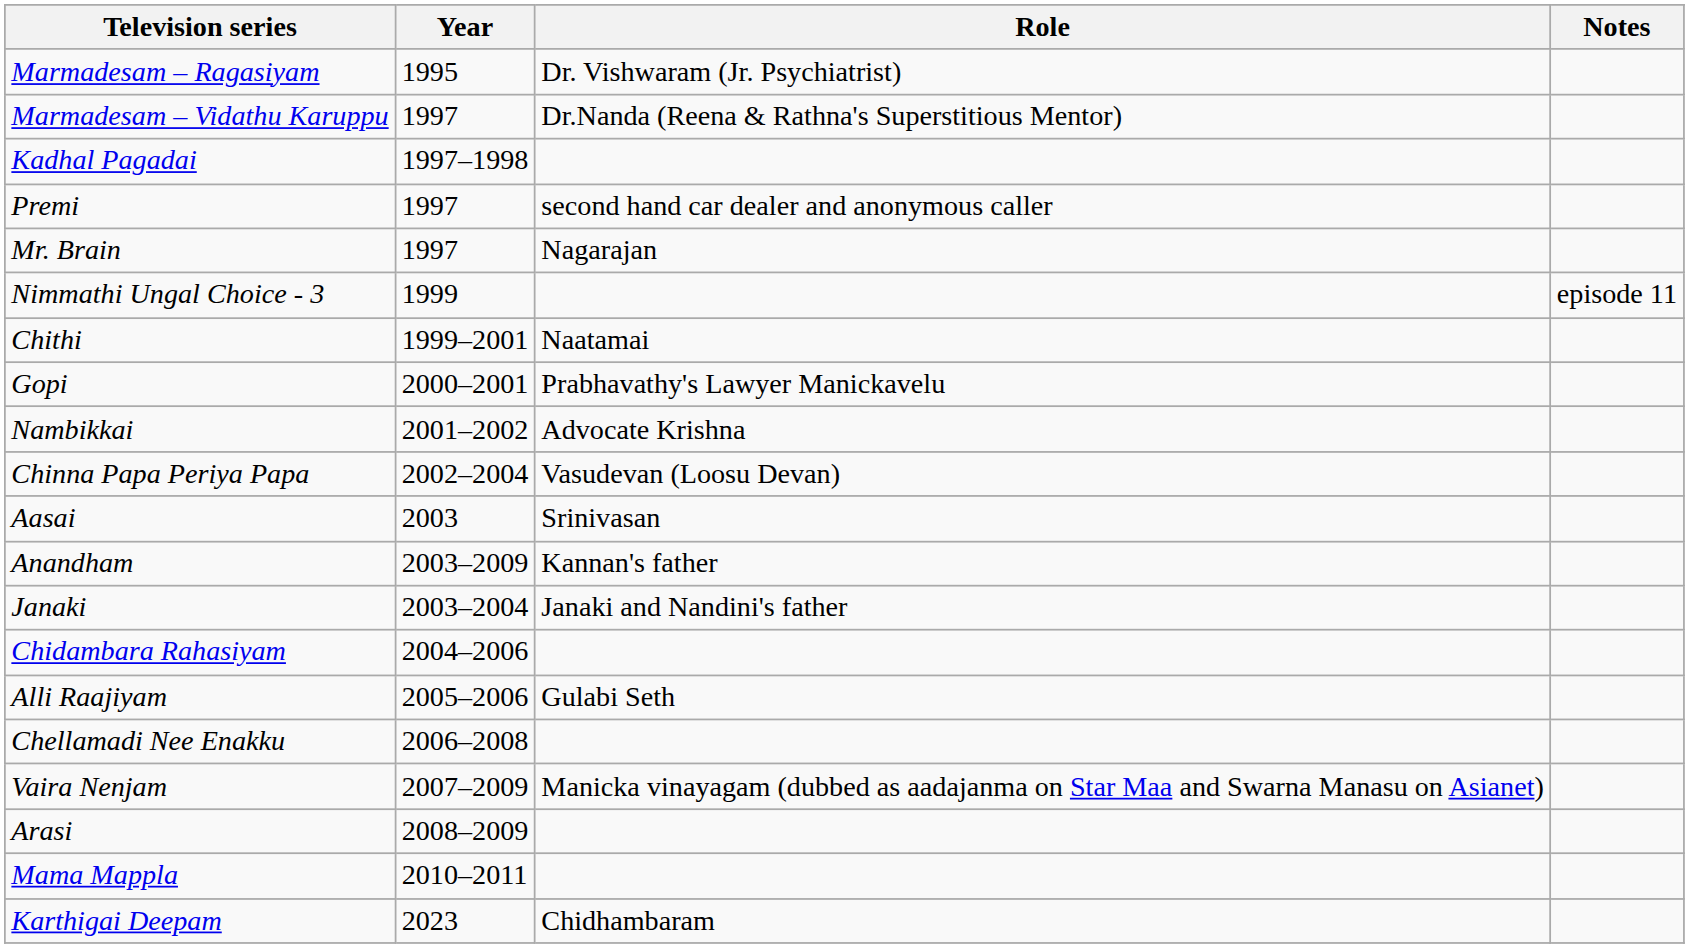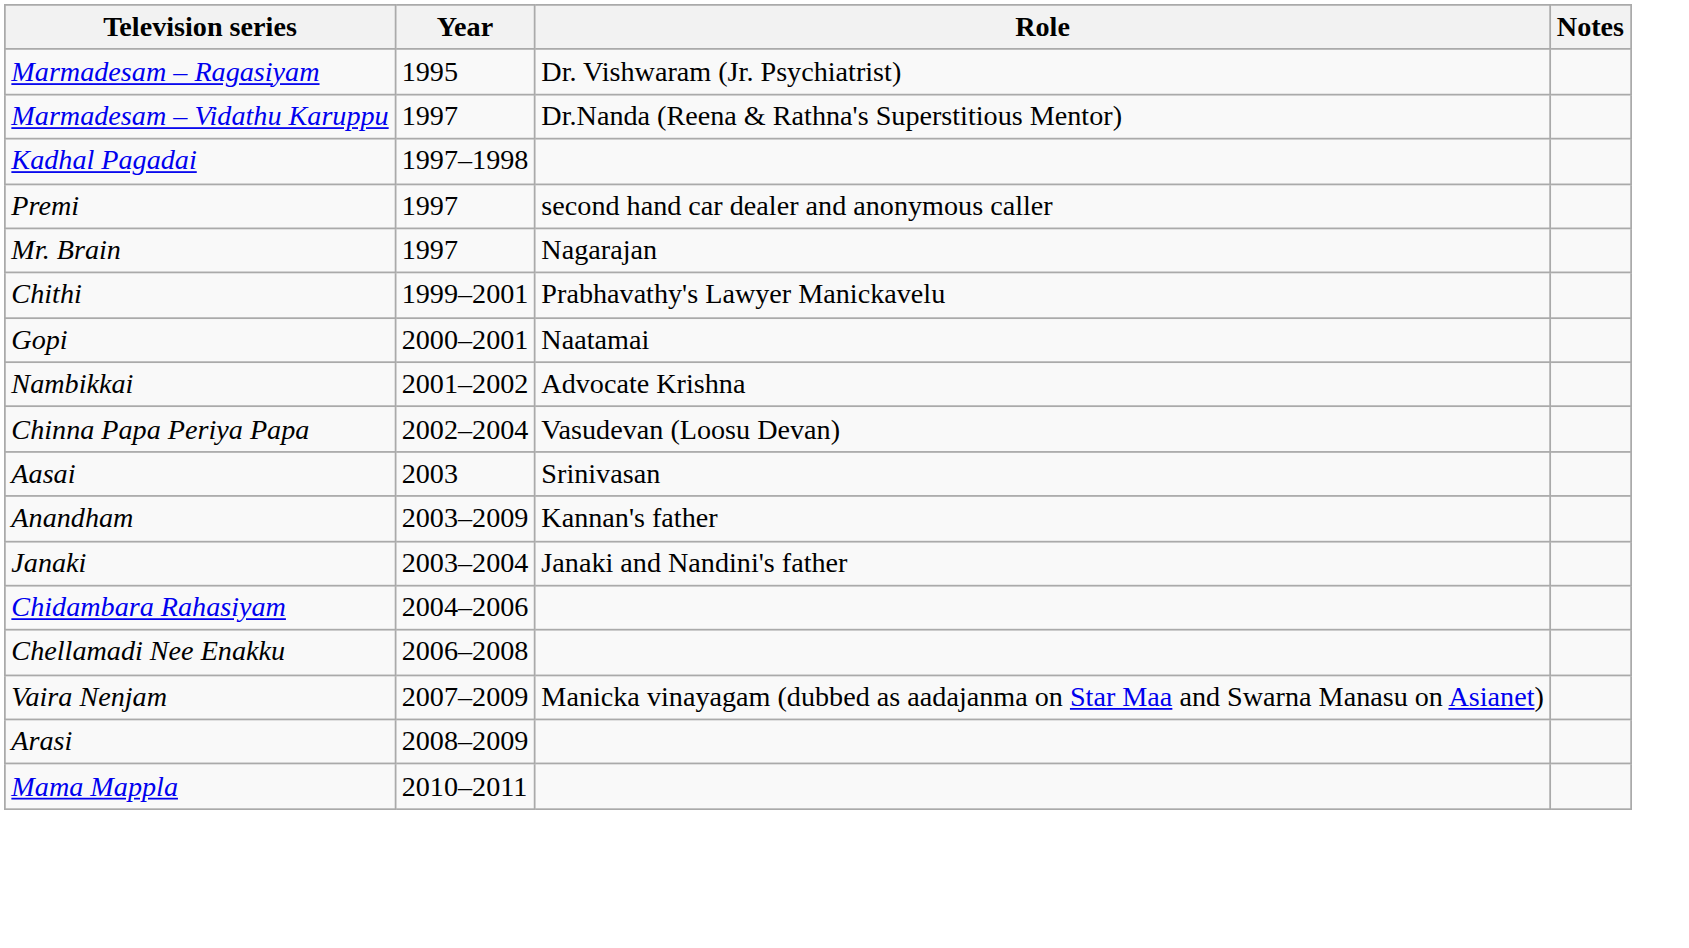- row: (168, 294)
(595, 339) Naatamai -> (743, 294) Prabhavathy's Lawyer Manickavelu
(743, 384) Prabhavathy's Lawyer Manickavelu -> (595, 339) Naatamai
- row: (89, 696)
- row: (117, 920)
